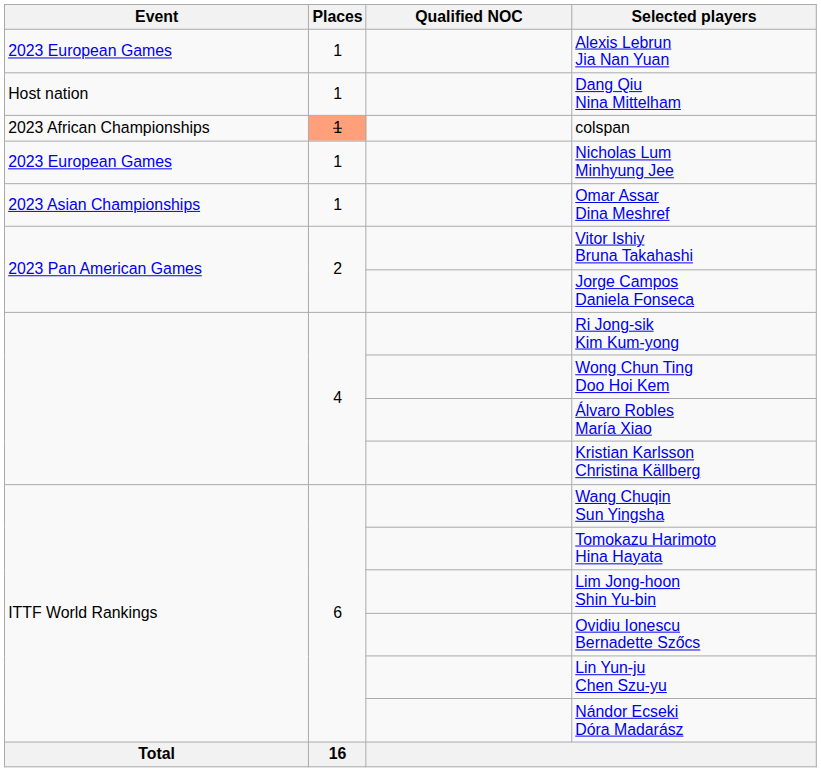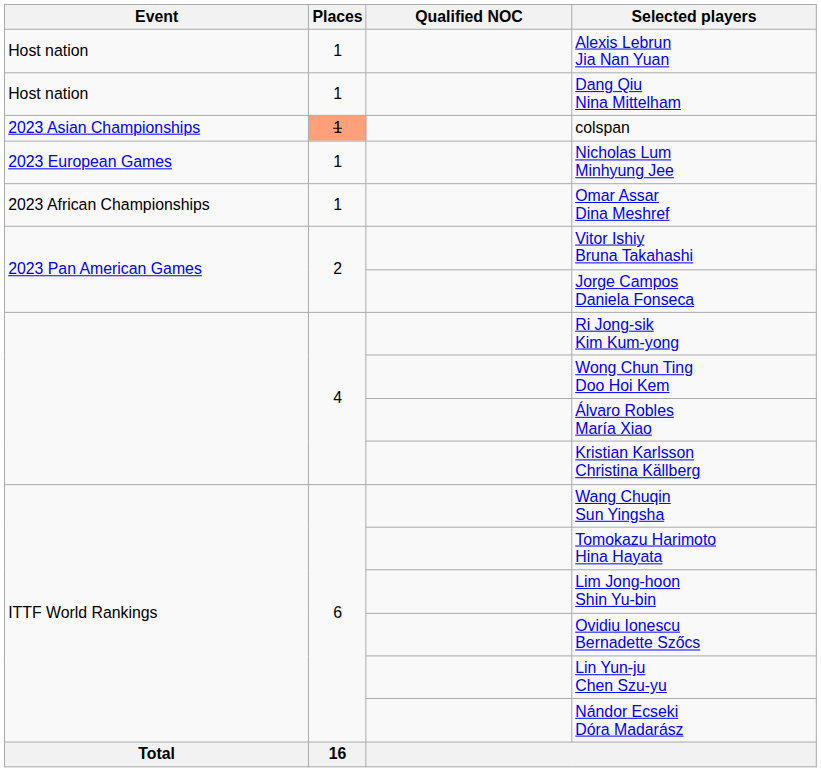(90, 51) 2023 European Games -> (48, 51) Host nation
(109, 128) 2023 African Championships -> (104, 128) 2023 Asian Championships
(104, 205) 2023 Asian Championships -> (109, 205) 2023 African Championships
